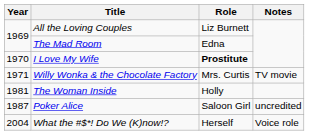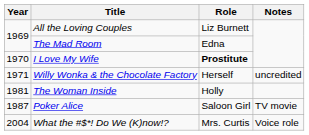(225, 75) Mrs. Curtis -> (217, 75) Herself
(276, 75) TV movie -> (278, 75) uncredited
(278, 106) uncredited -> (276, 106) TV movie
(217, 122) Herself -> (225, 122) Mrs. Curtis
